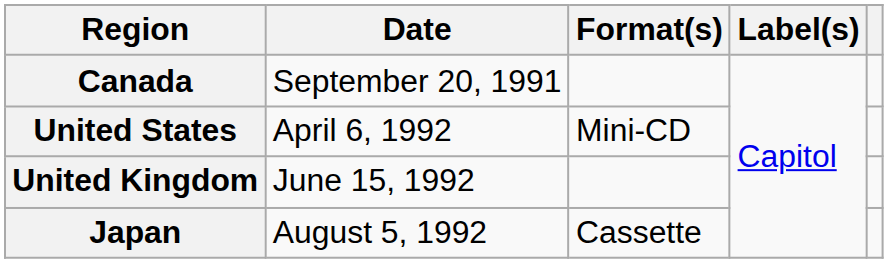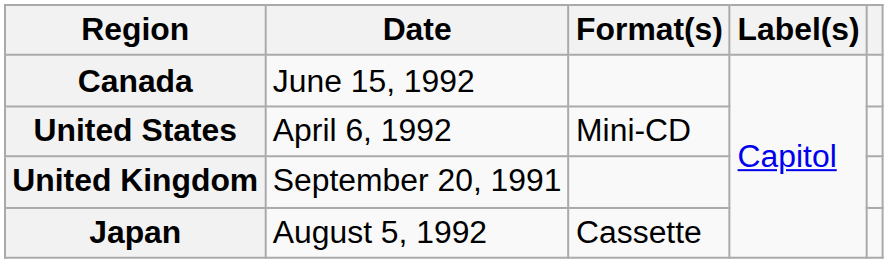(417, 80) September 20, 1991 -> (374, 80) June 15, 1992
(374, 181) June 15, 1992 -> (417, 181) September 20, 1991
